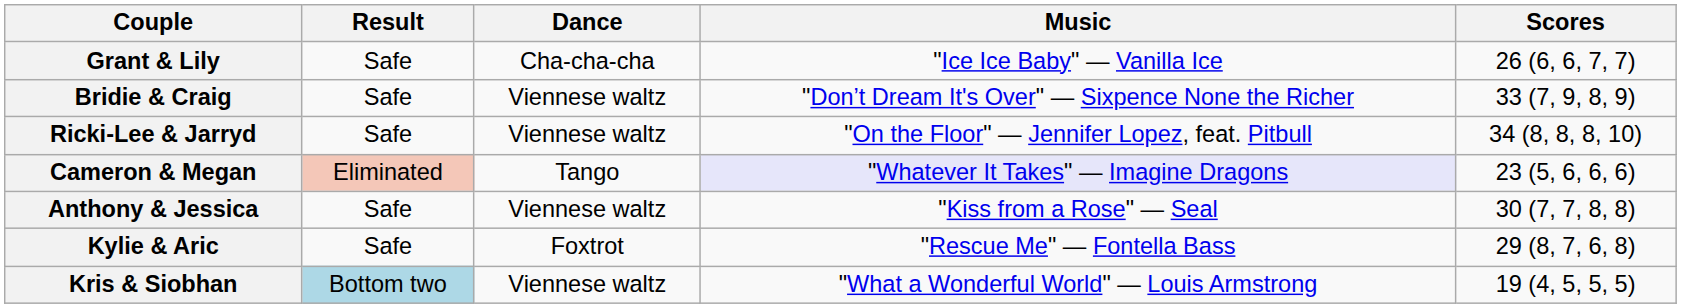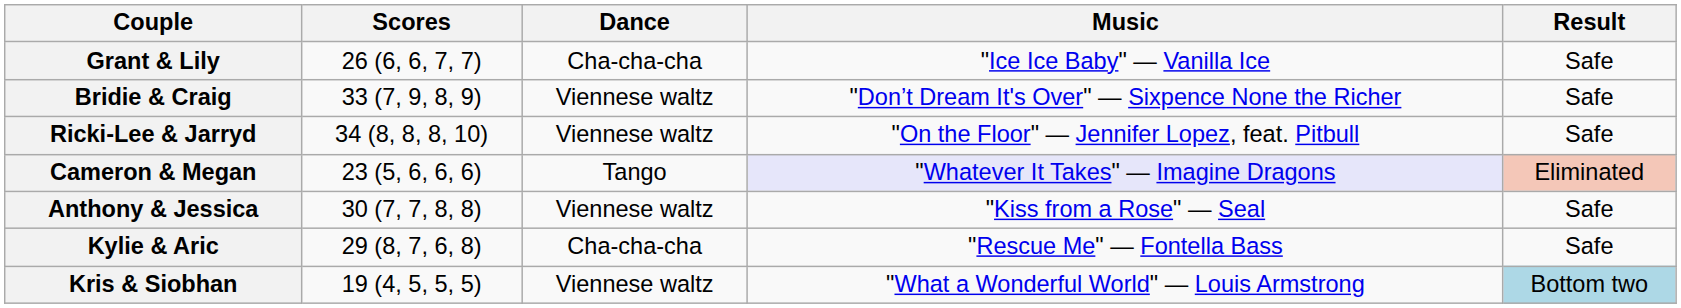columns swapped: (1566, 23) <-> (388, 23)
(587, 246) Foxtrot -> (635, 246) Cha-cha-cha
